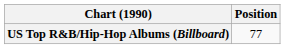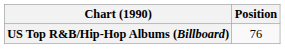(256, 33) 77 -> (256, 33) 76
